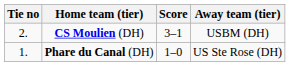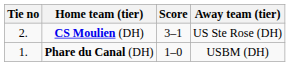(238, 33) USBM (DH) -> (238, 33) US Ste Rose (DH)
(238, 52) US Ste Rose (DH) -> (238, 52) USBM (DH)
